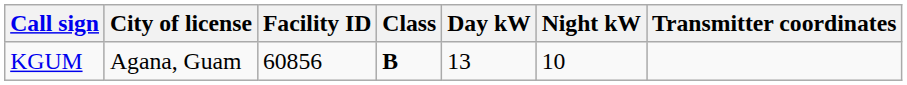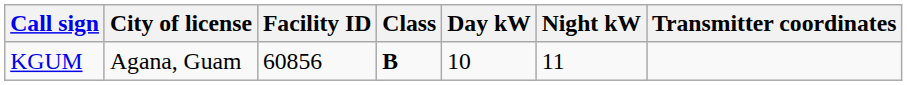(459, 60) 13 -> (459, 60) 10
(554, 60) 10 -> (553, 60) 11
